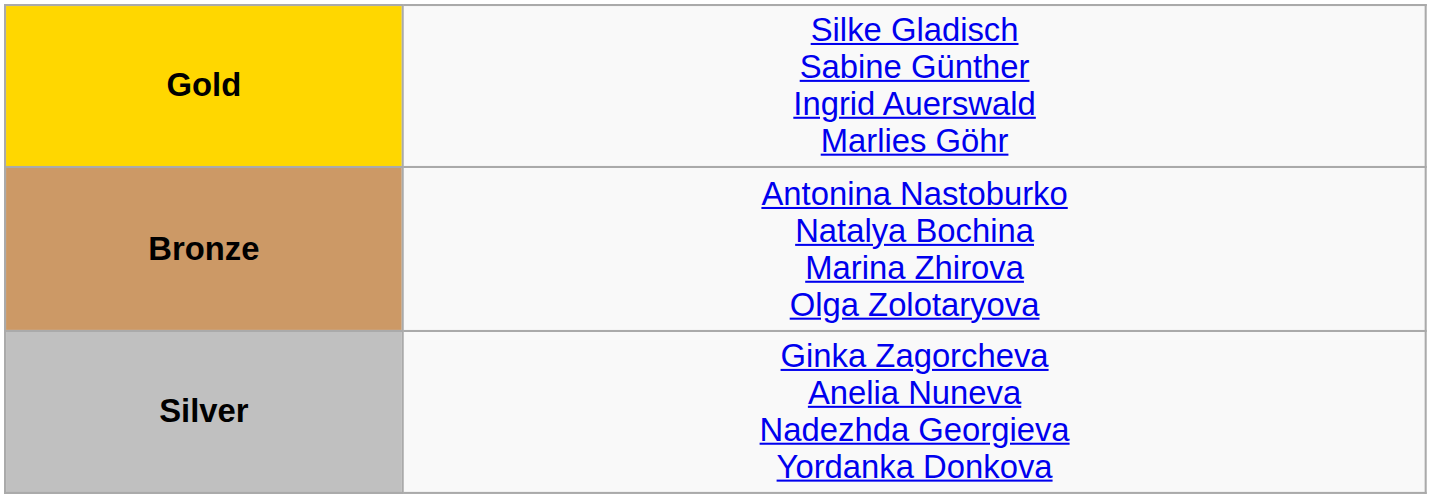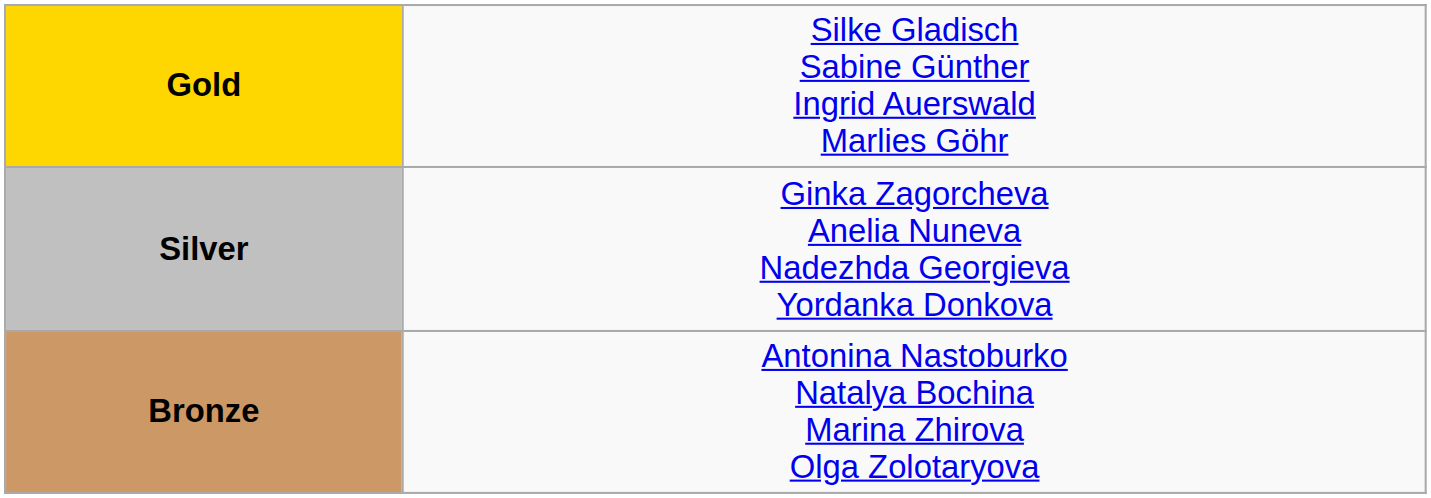rows swapped: (204, 411) <-> (204, 248)
